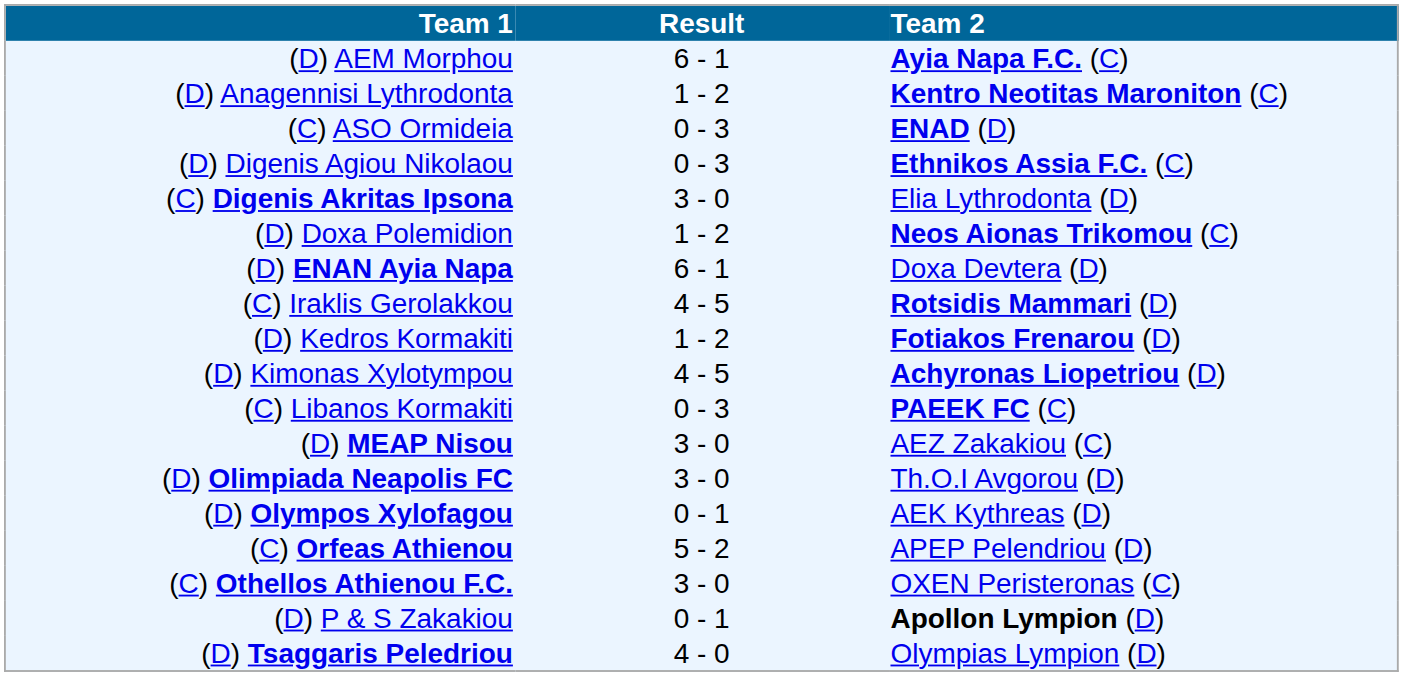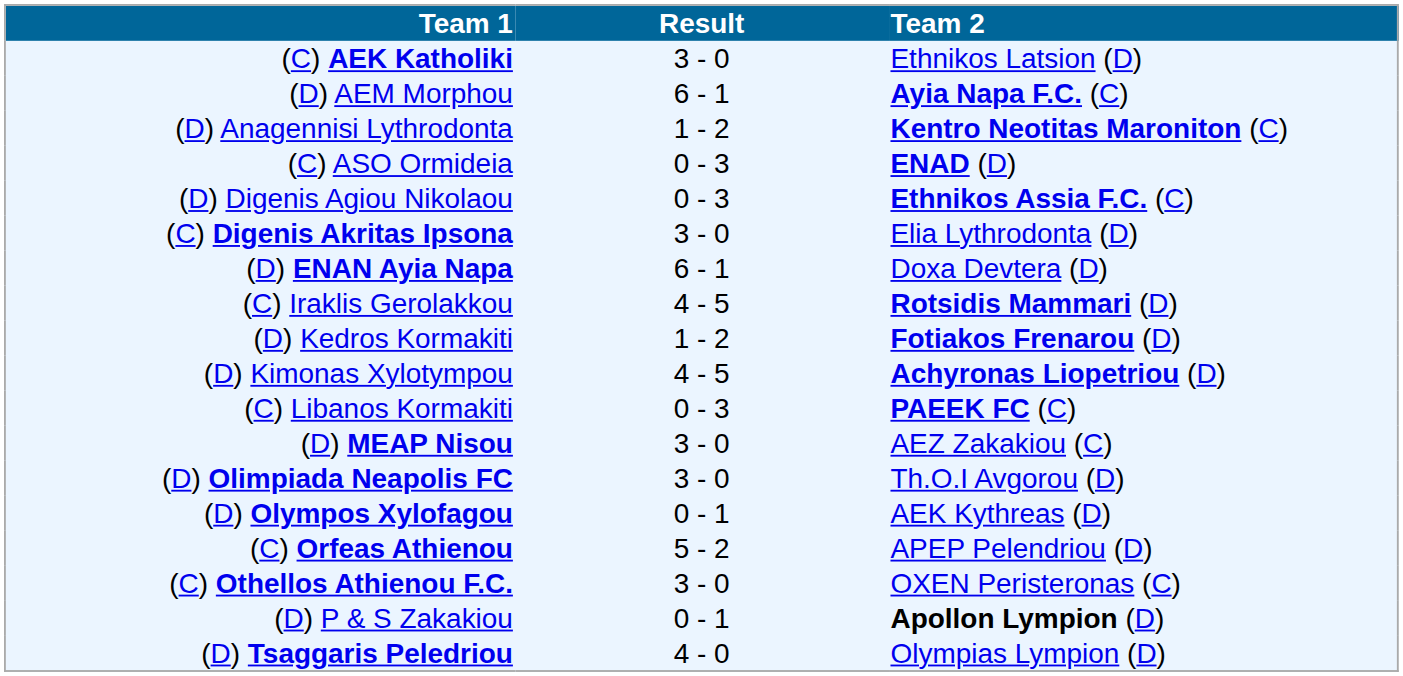+ row: (397, 58)
- row: (384, 233)
